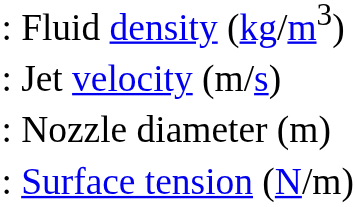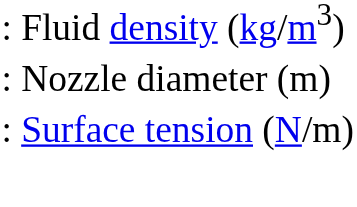- row: (141, 79)
